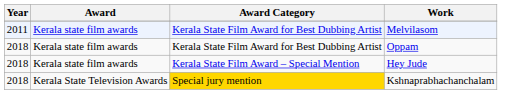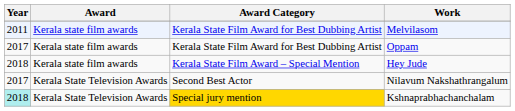(18, 47) 2018 -> (18, 47) 2017
+ row: (447, 81)
(18, 81) no background -> (18, 98) paleturquoise background
